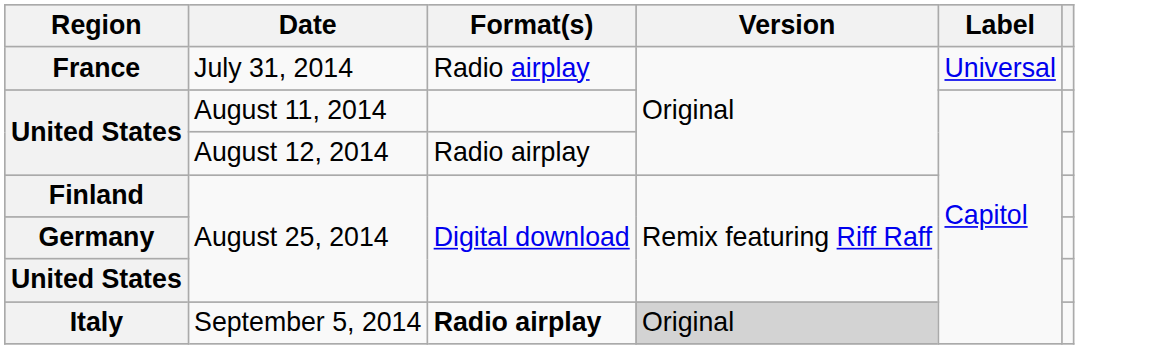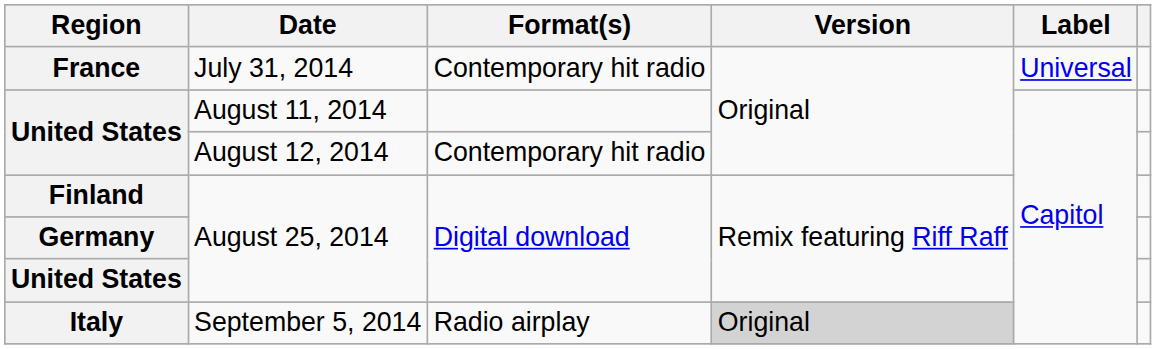(512, 68) Radio airplay -> (570, 68) Contemporary hit radio
(512, 152) Radio airplay -> (570, 152) Contemporary hit radio
(518, 322) bold -> (512, 322) normal
